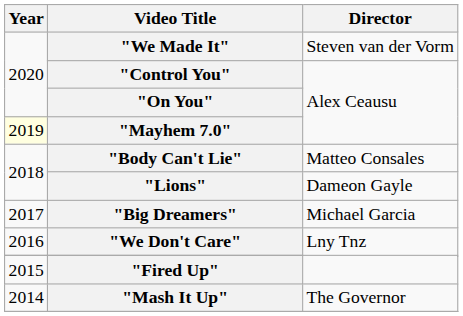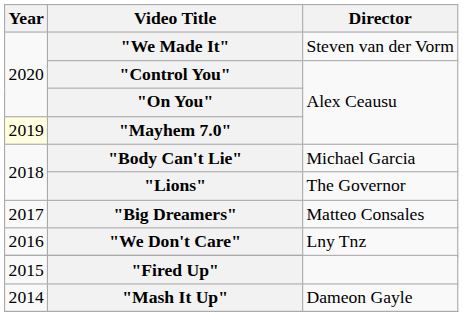(365, 158) Matteo Consales -> (361, 158) Michael Garcia
(359, 185) Dameon Gayle -> (356, 185) The Governor
(361, 213) Michael Garcia -> (365, 213) Matteo Consales
(356, 297) The Governor -> (359, 297) Dameon Gayle
